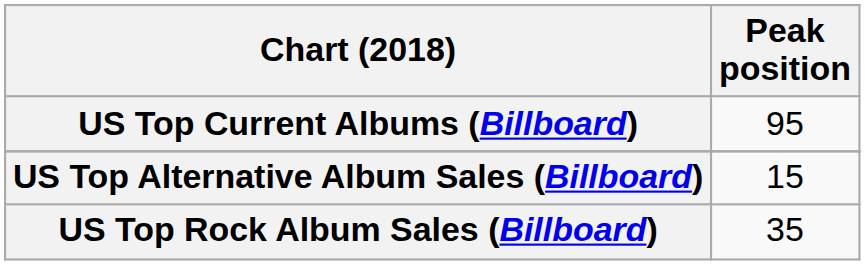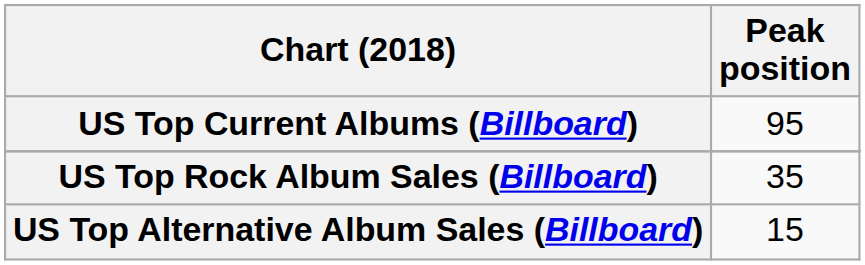rows swapped: (358, 177) <-> (358, 230)
